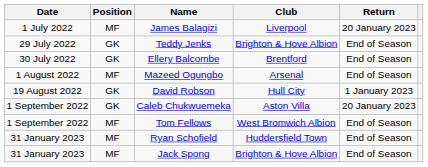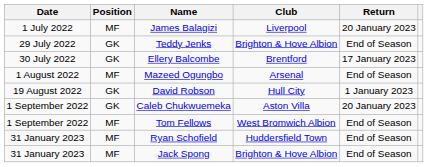(379, 59) End of Season -> (379, 59) 17 January 2023
